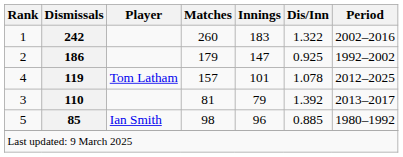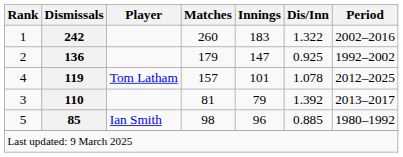(74, 57) 186 -> (74, 57) 136
